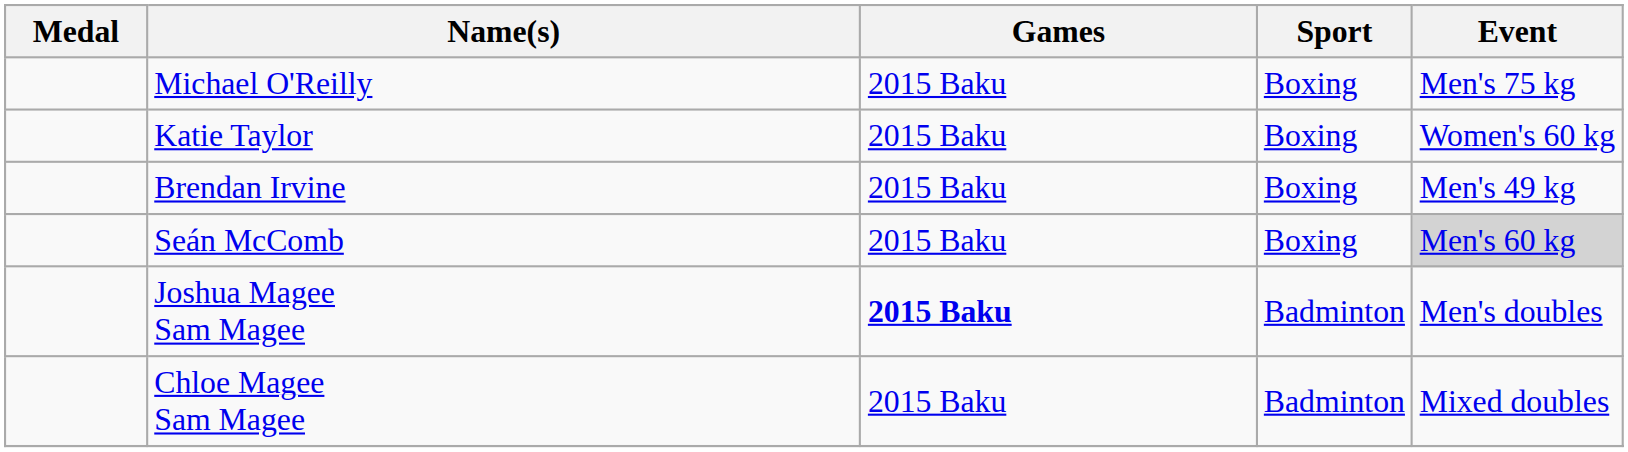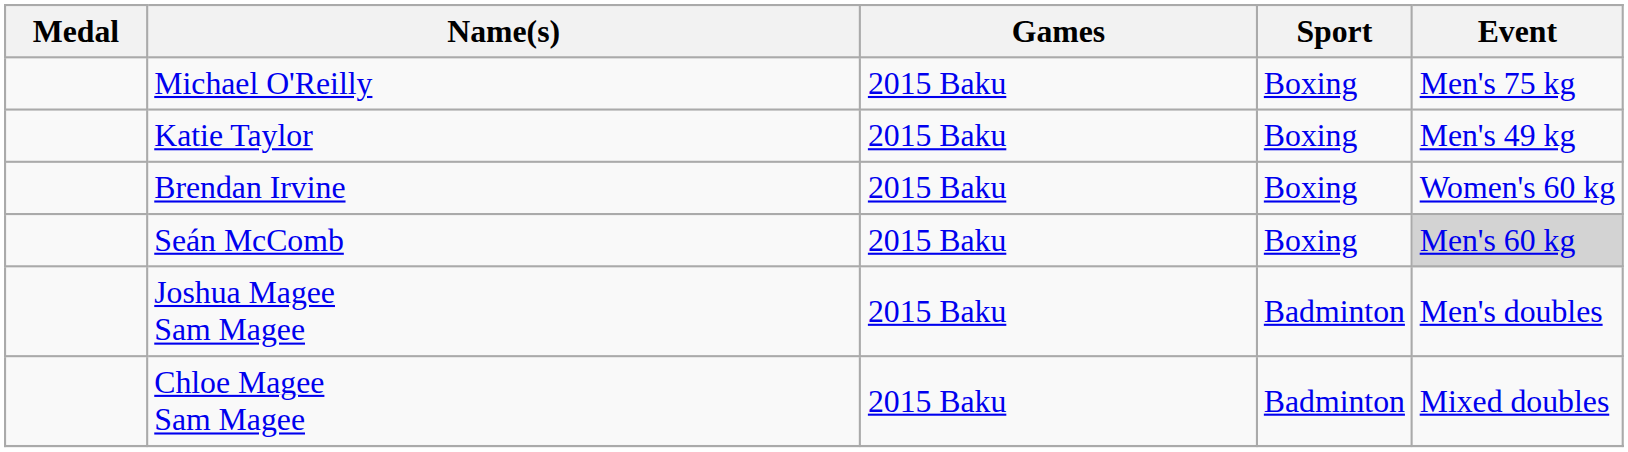(1517, 135) Women's 60 kg -> (1498, 135) Men's 49 kg
(1498, 188) Men's 49 kg -> (1517, 188) Women's 60 kg
(940, 311) bold -> (937, 311) normal
